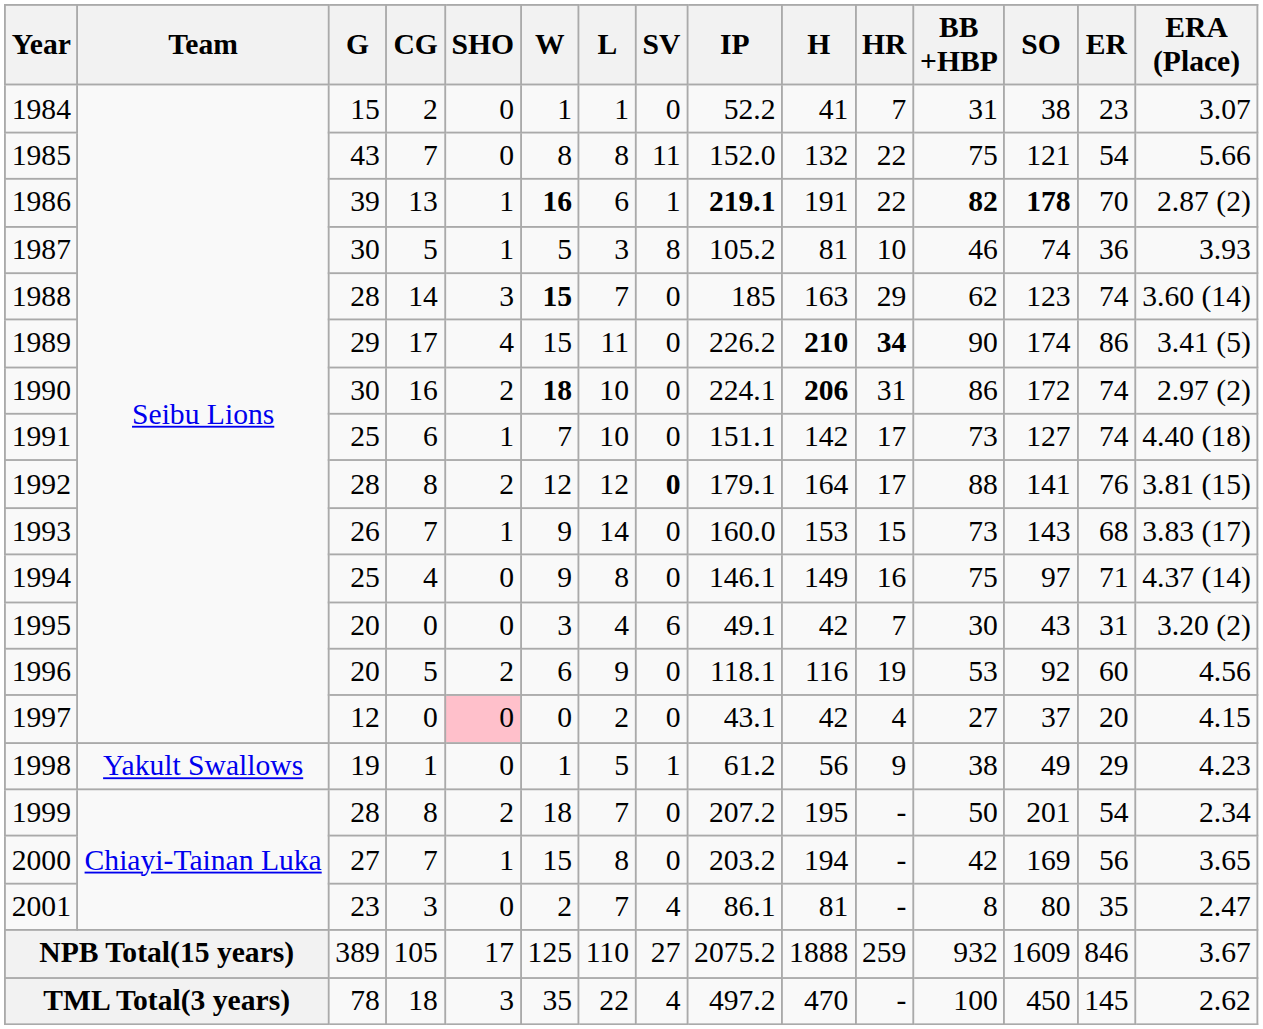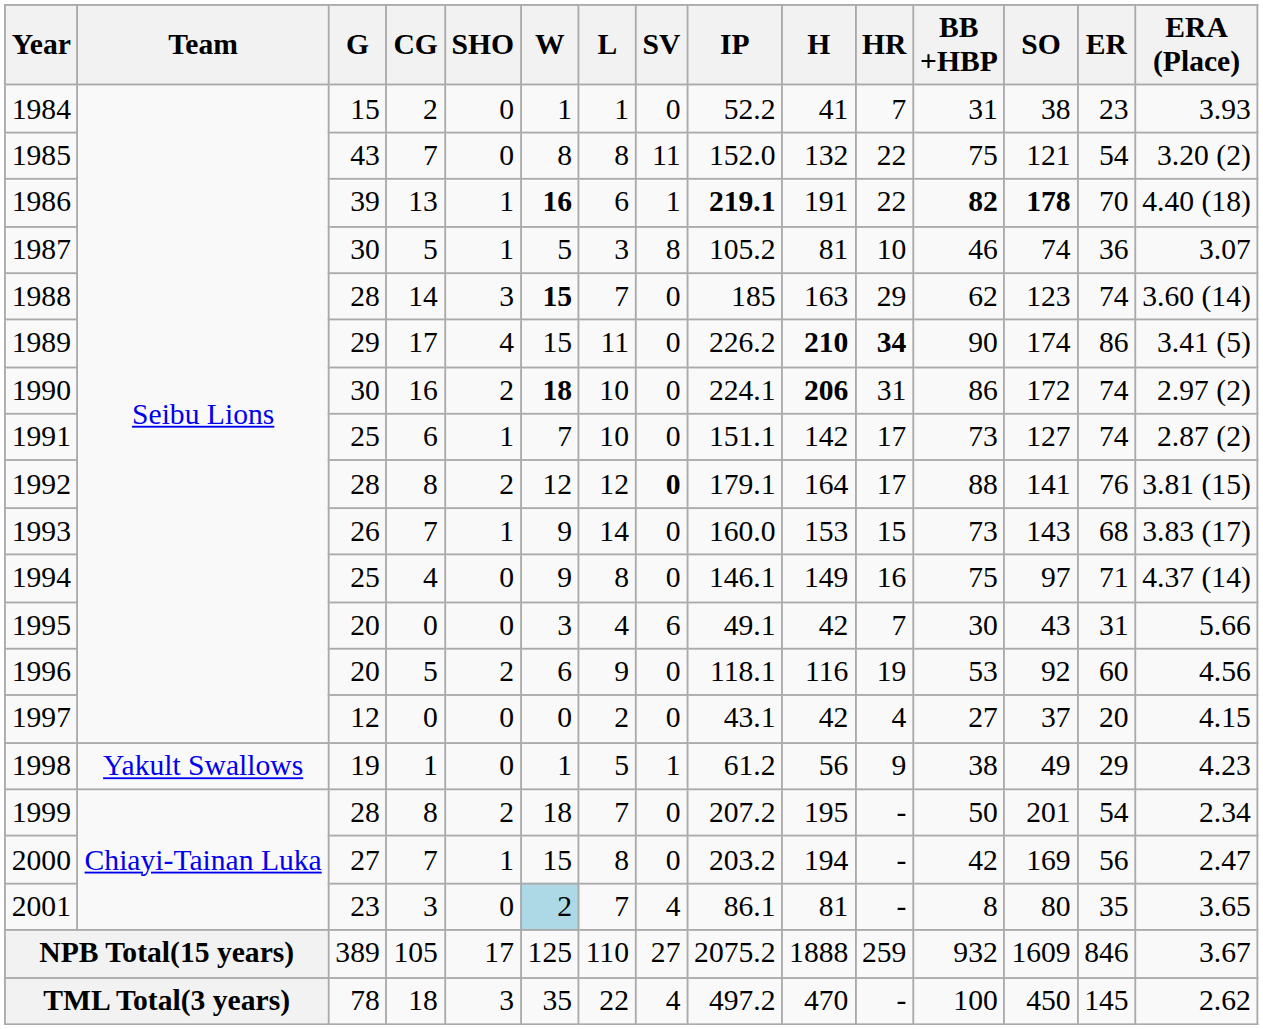(1225, 108) 3.07 -> (1225, 108) 3.93
(1225, 155) 5.66 -> (1204, 155) 3.20 (2)
(1204, 202) 2.87 (2) -> (1197, 202) 4.40 (18)
(1225, 249) 3.93 -> (1225, 249) 3.07
(1197, 436) 4.40 (18) -> (1204, 436) 2.87 (2)
(1204, 624) 3.20 (2) -> (1225, 624) 5.66
(507, 718) pink background -> (507, 718) no background
(1225, 859) 3.65 -> (1225, 859) 2.47
(565, 906) no background -> (565, 906) lightblue background
(1225, 906) 2.47 -> (1225, 906) 3.65
